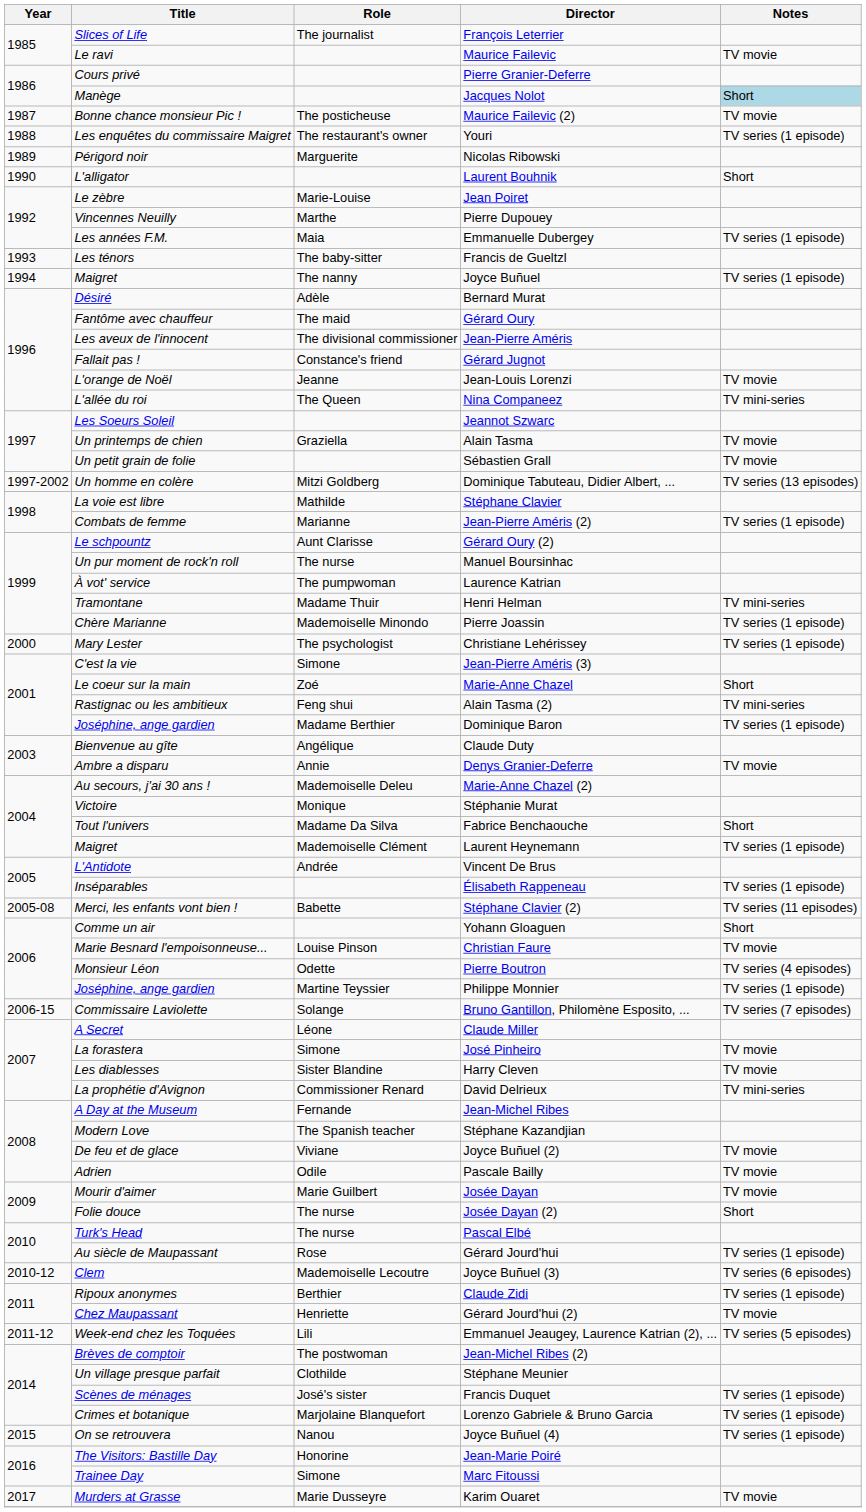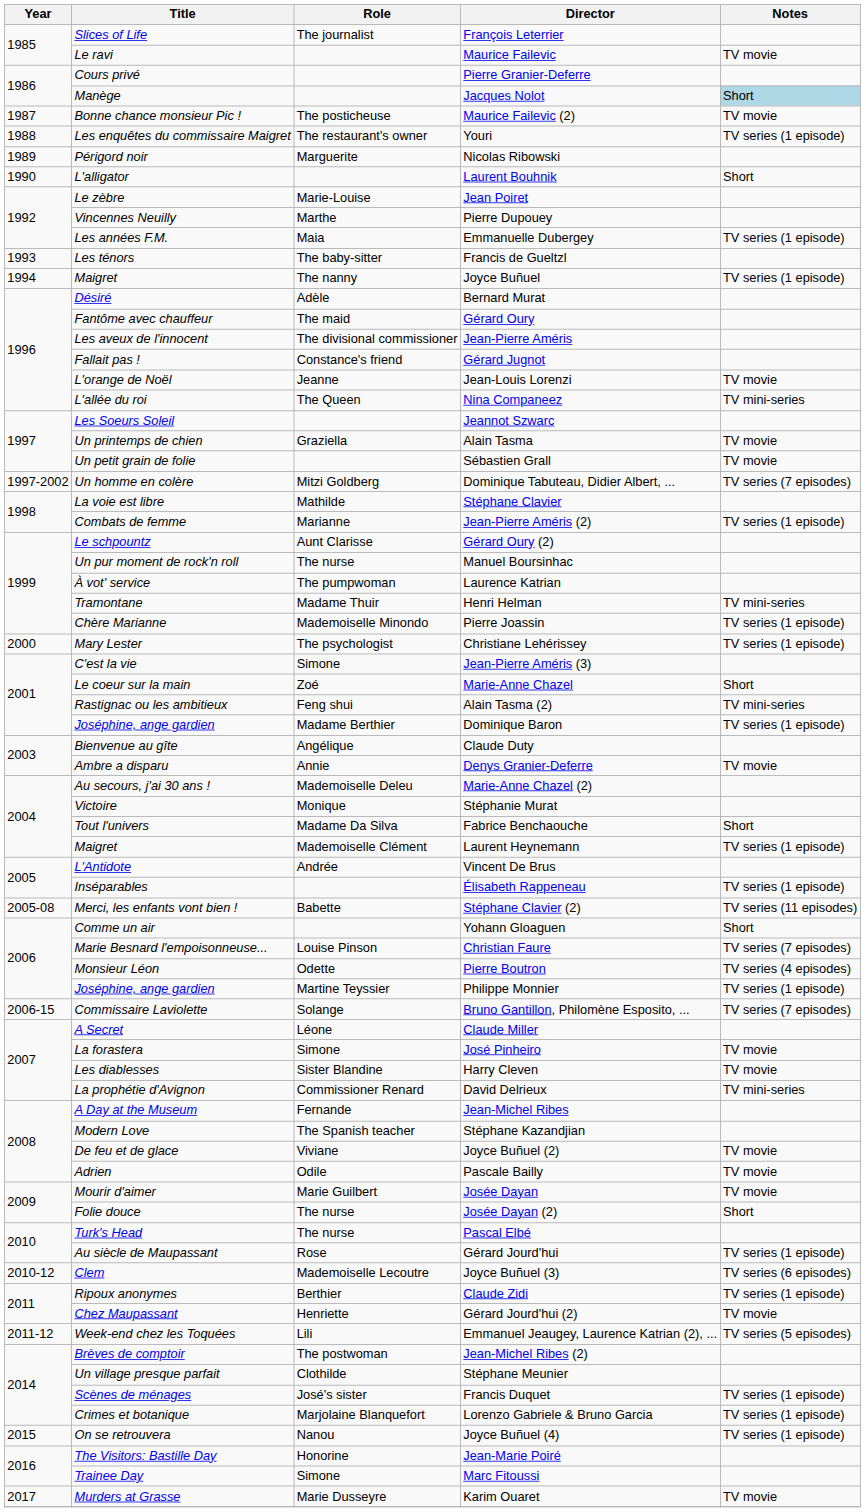(791, 481) TV series (13 episodes) -> (787, 481) TV series (7 episodes)
(750, 948) TV movie -> (787, 948) TV series (7 episodes)
